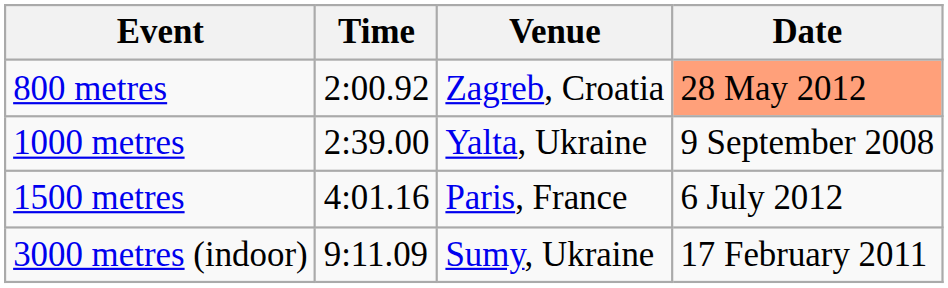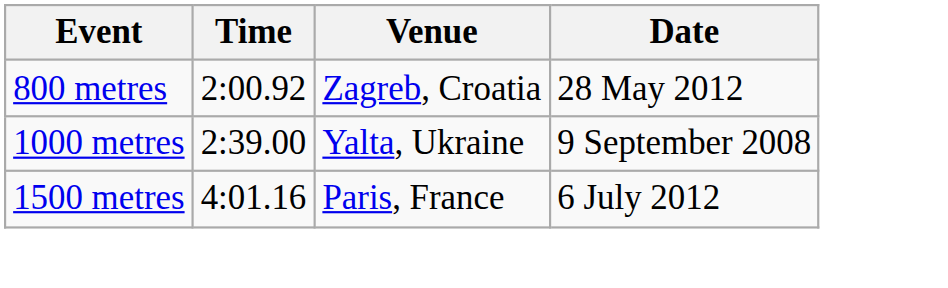(773, 87) lightsalmon background -> (650, 87) no background
- row: (160, 253)
